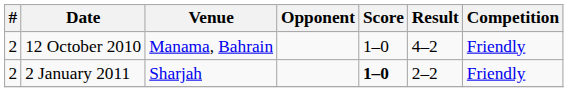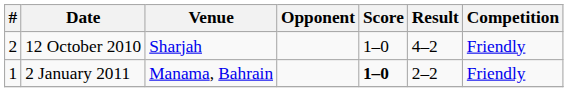(211, 45) Manama, Bahrain -> (176, 45) Sharjah
(13, 73) 2 -> (13, 73) 1
(176, 73) Sharjah -> (211, 73) Manama, Bahrain
